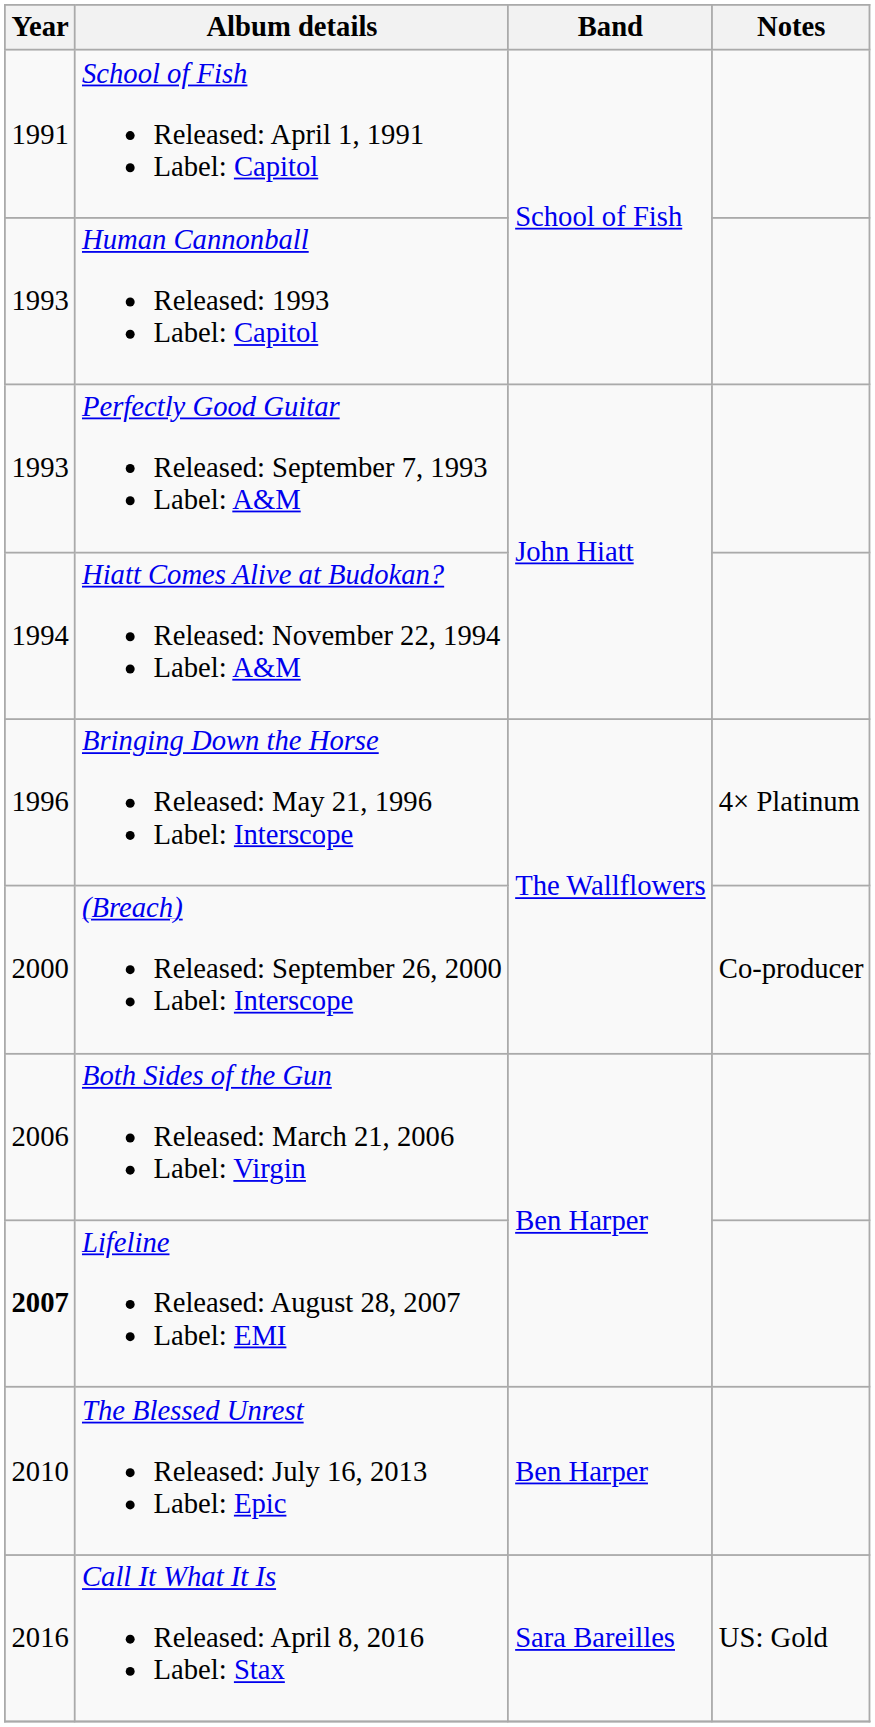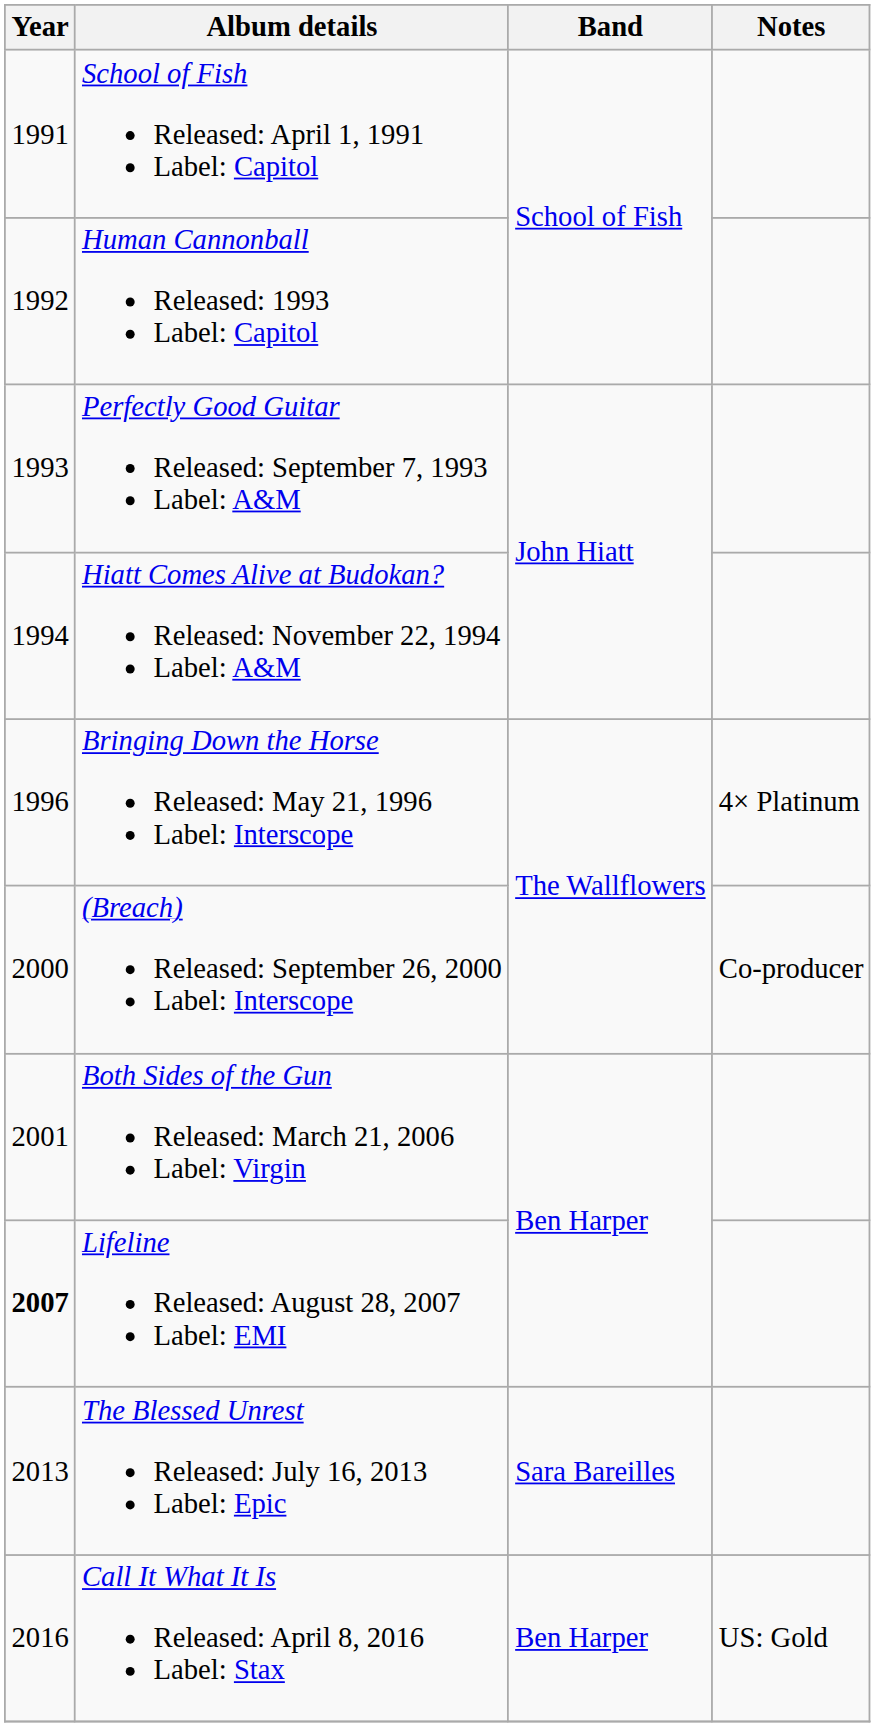(40, 300) 1993 -> (40, 300) 1992
(40, 1136) 2006 -> (40, 1136) 2001
(40, 1470) 2010 -> (40, 1470) 2013
(582, 1470) Ben Harper -> (595, 1470) Sara Bareilles
(595, 1637) Sara Bareilles -> (582, 1637) Ben Harper
